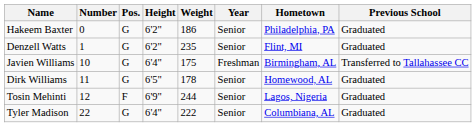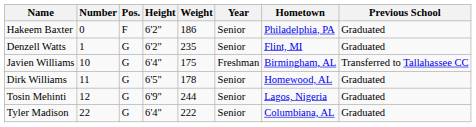(126, 29) G -> (125, 29) F
(125, 96) F -> (126, 96) G
